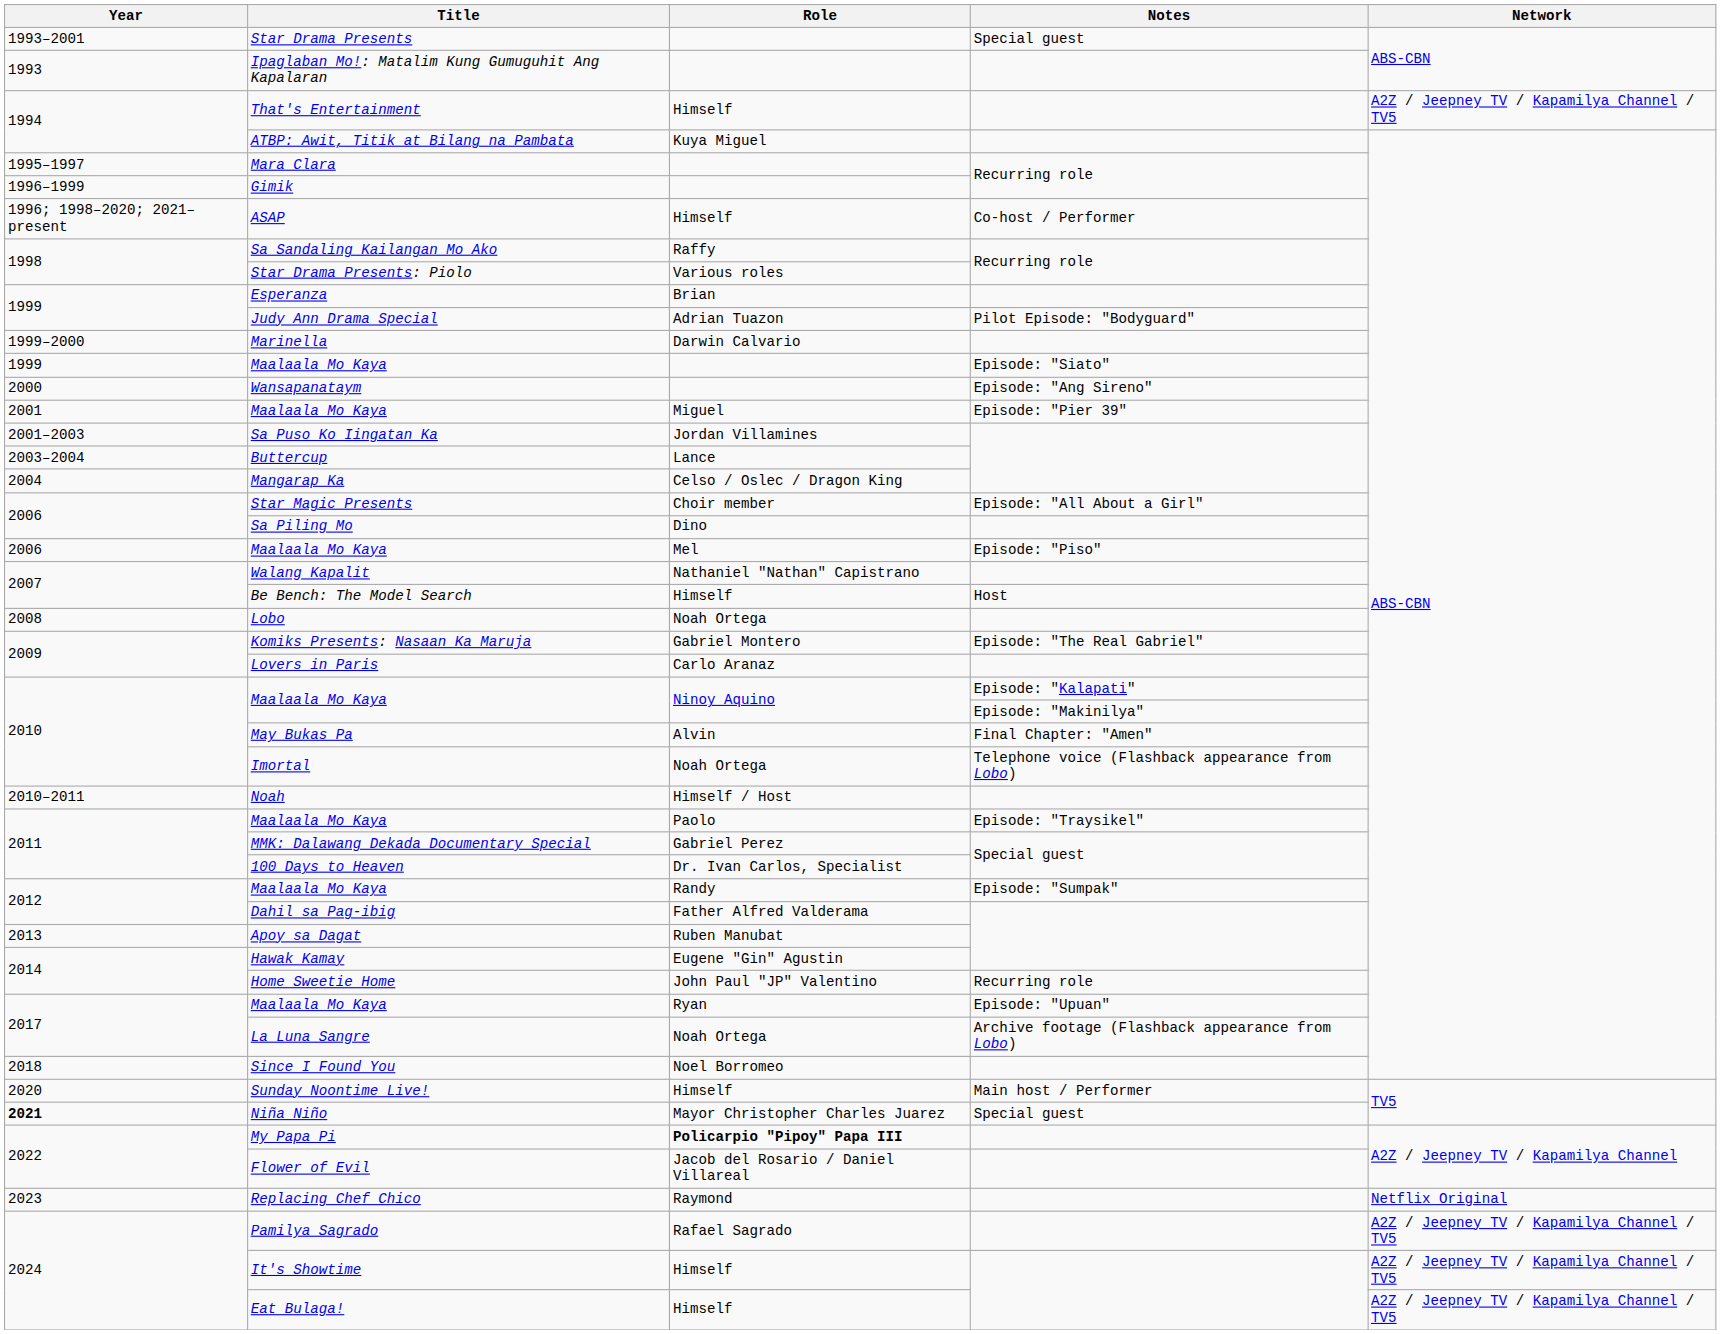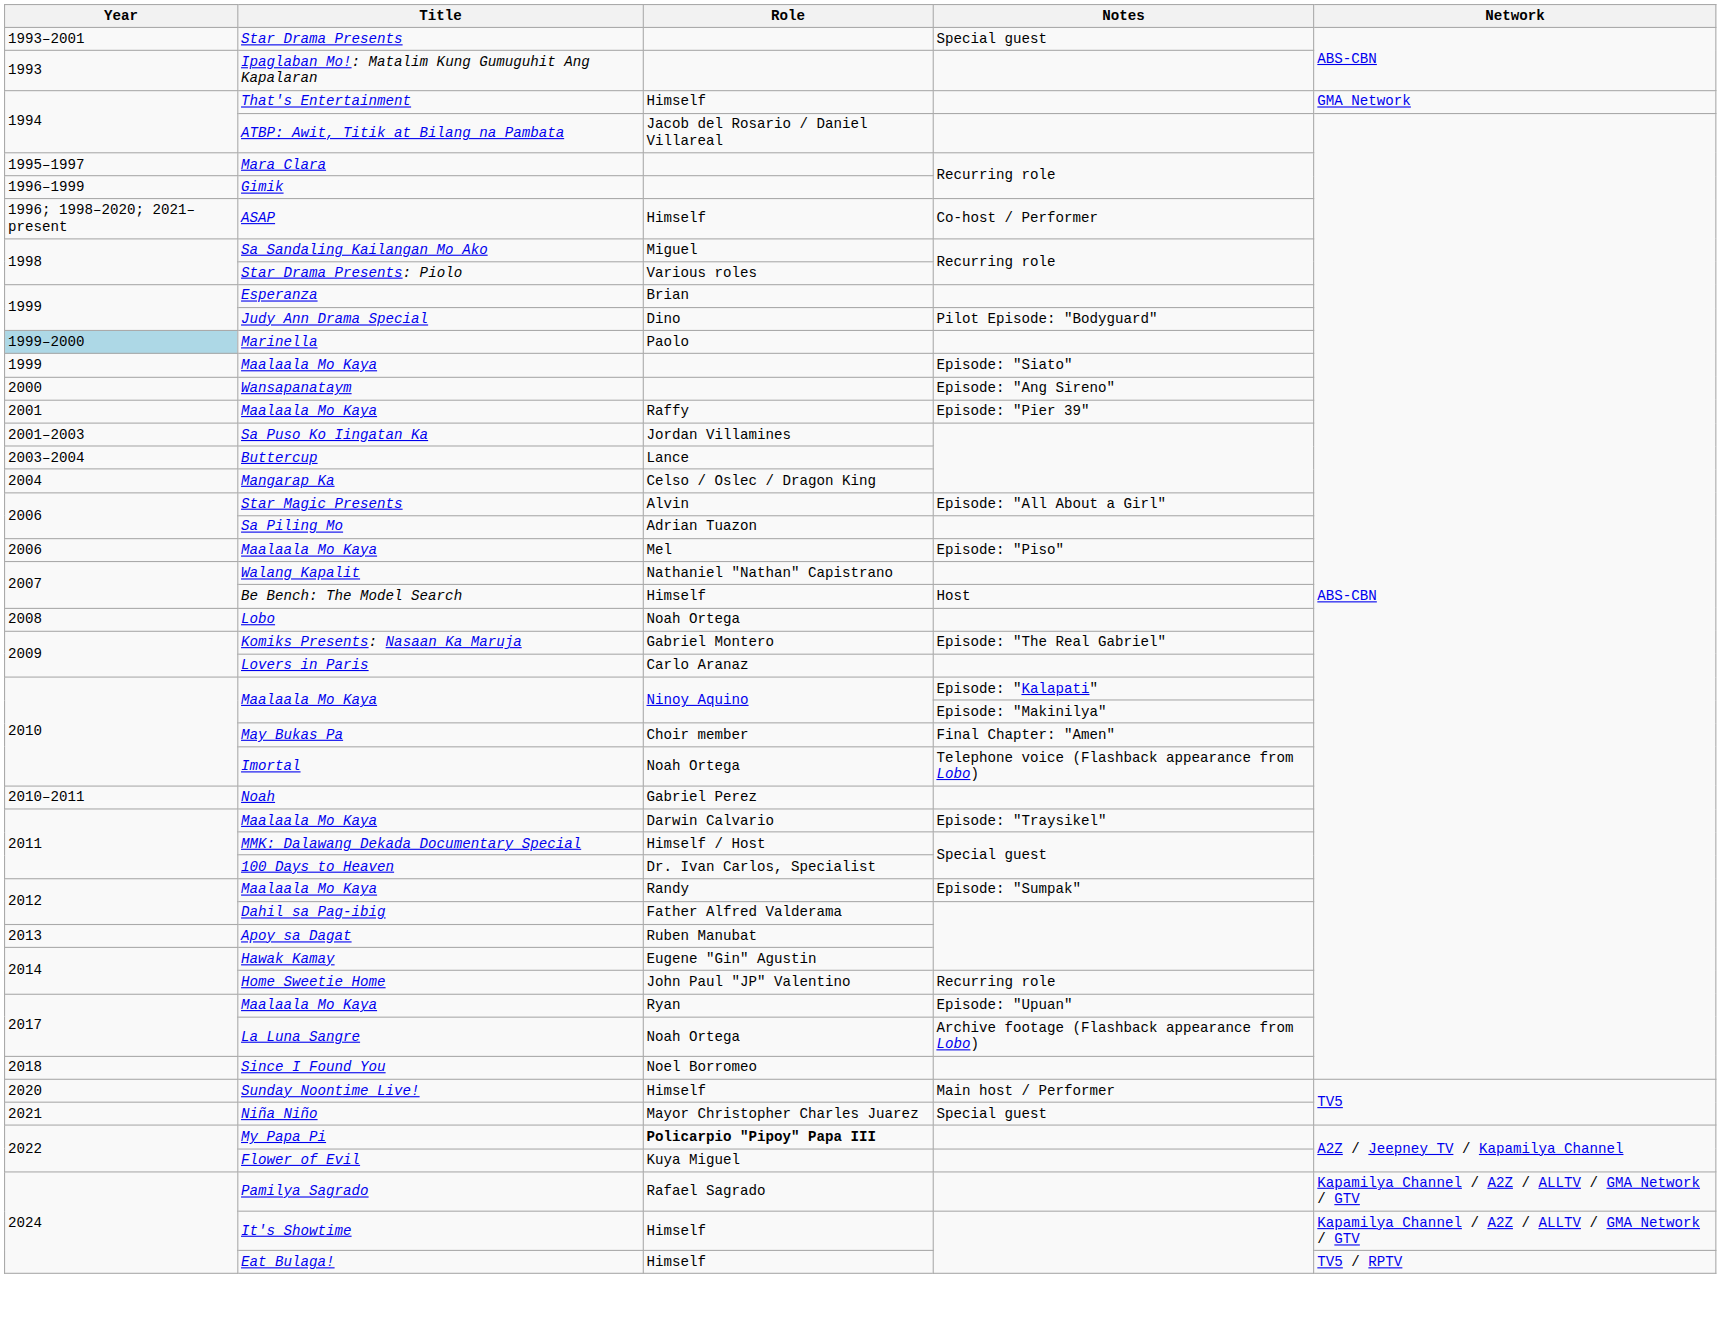(1533, 110) A2Z / Jeepney TV / Kapamilya Channel / TV5 -> (1364, 102) GMA Network
(720, 141) Kuya Miguel -> (757, 133) Jacob del Rosario / Daniel Villareal
(694, 250) Raffy -> (672, 250) Miguel
(728, 319) Adrian Tuazon -> (664, 319) Dino
(46, 342) no background -> (46, 342) lightblue background
(737, 342) Darwin Calvario -> (668, 342) Paolo
(698, 412) Miguel -> (668, 412) Raffy
(724, 504) Choir member -> (668, 504) Alvin
(690, 527) Dino -> (702, 527) Adrian Tuazon
(694, 735) Alvin -> (698, 735) Choir member
(732, 797) Himself / Host -> (702, 797) Gabriel Perez
(694, 821) Paolo -> (710, 821) Darwin Calvario
(728, 844) Gabriel Perez -> (706, 844) Himself / Host
(25, 1114) bold -> (25, 1114) normal
(784, 1168) Jacob del Rosario / Daniel Villareal -> (693, 1160) Kuya Miguel
- row: (336, 1200)
(1533, 1231) A2Z / Jeepney TV / Kapamilya Channel / TV5 -> (1509, 1191) Kapamilya Channel / A2Z / ALLTV / GMA Network / GTV
(1533, 1270) A2Z / Jeepney TV / Kapamilya Channel / TV5 -> (1509, 1231) Kapamilya Channel / A2Z / ALLTV / GMA Network / GTV
(1533, 1310) A2Z / Jeepney TV / Kapamilya Channel / TV5 -> (1360, 1262) TV5 / RPTV
